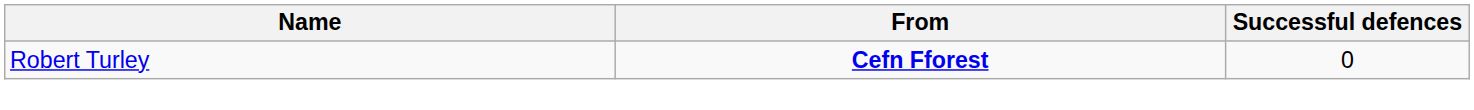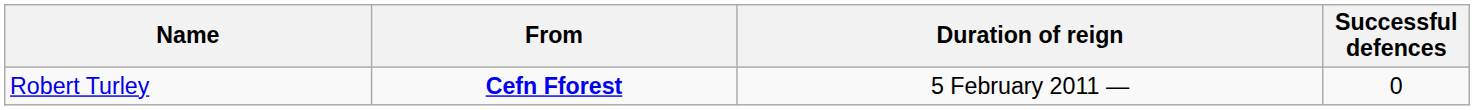+ column: (1030, 35)
